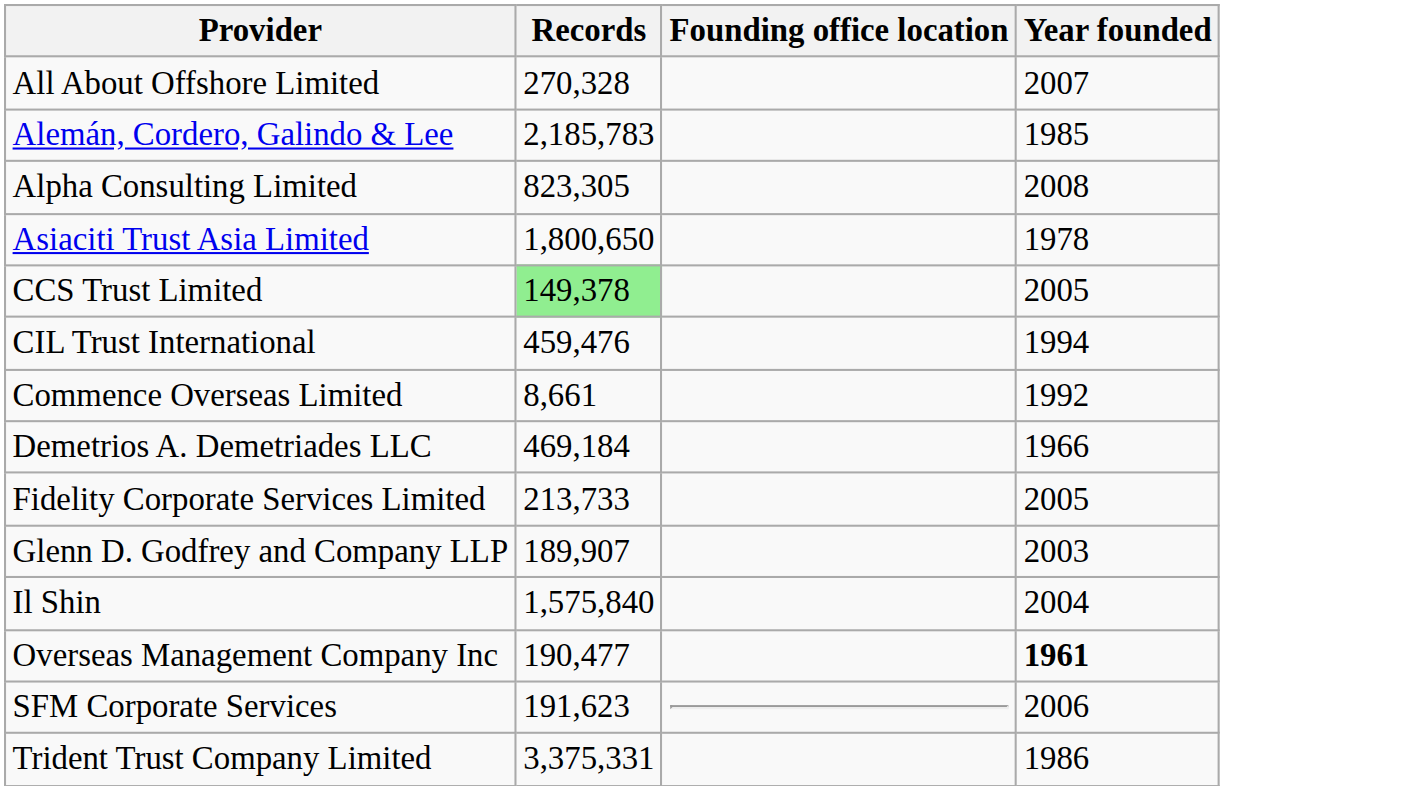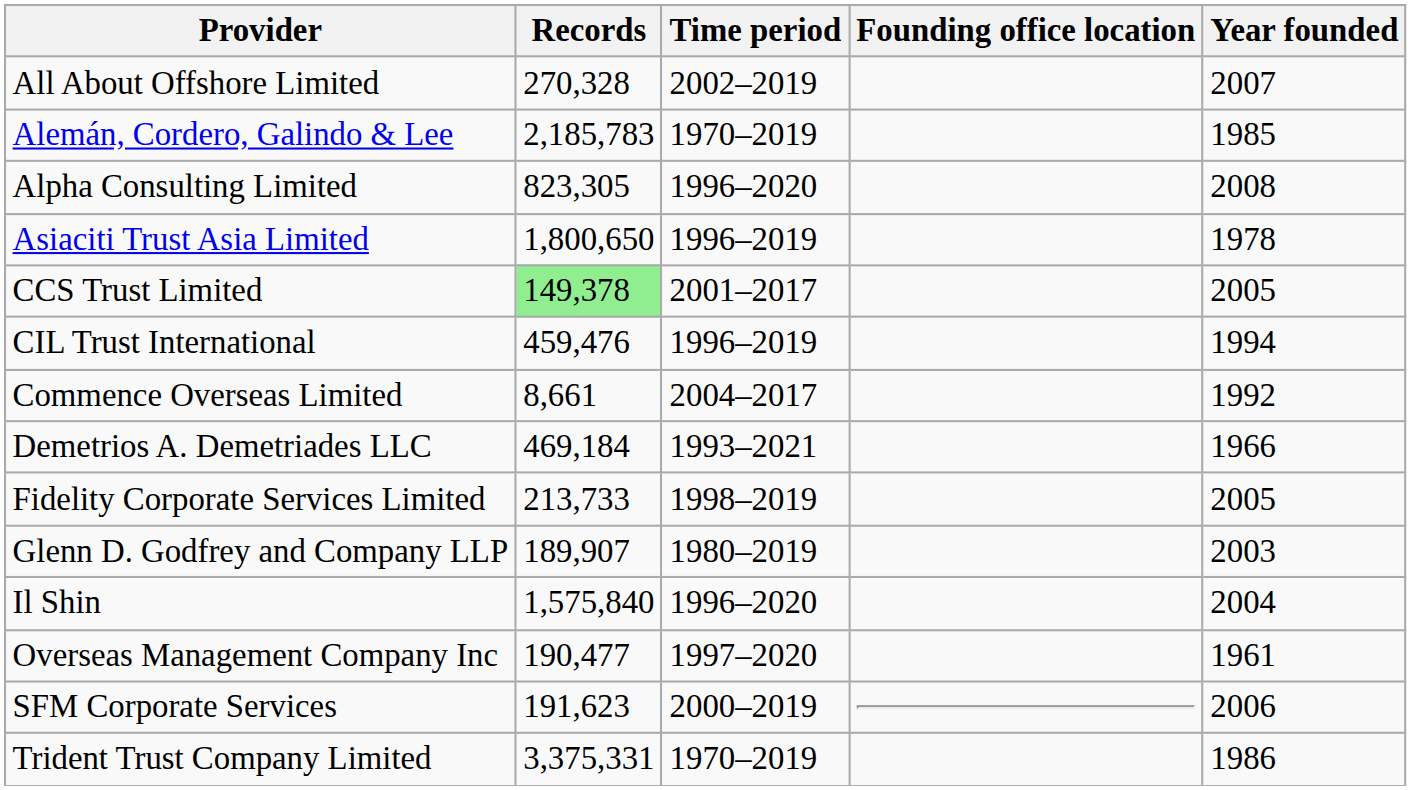+ column: (755, 30)
(1056, 654) bold -> (1243, 654) normal
